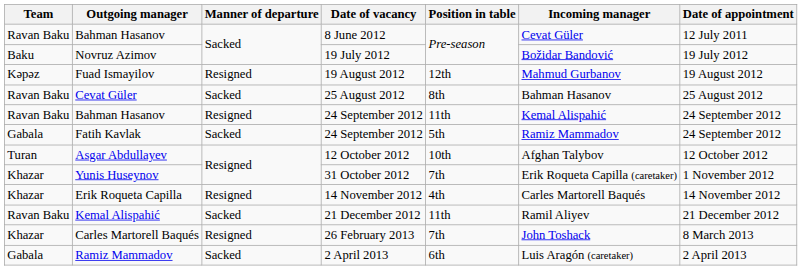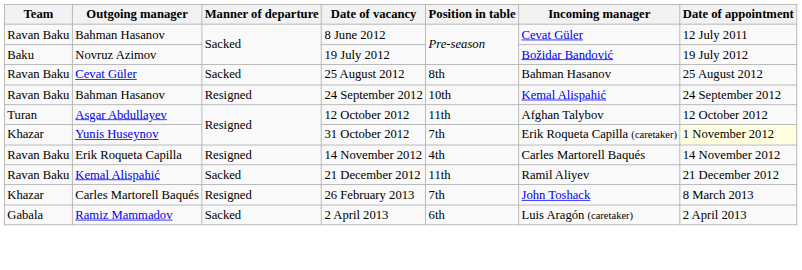- row: (115, 74)
(440, 114) 11th -> (440, 94) 10th
- row: (108, 134)
(440, 154) 10th -> (440, 114) 11th
(728, 174) no background -> (728, 134) lightyellow background
(26, 194) Khazar -> (38, 154) Ravan Baku
